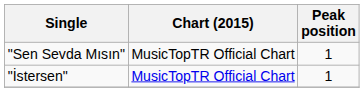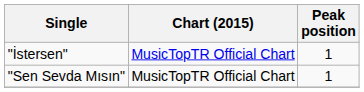rows swapped: (38, 76) <-> (66, 53)
